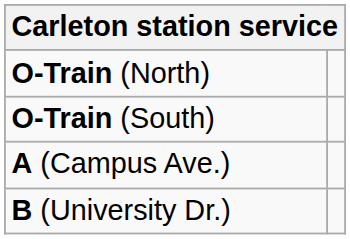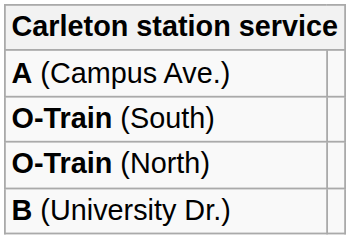rows swapped: (111, 73) <-> (121, 164)
